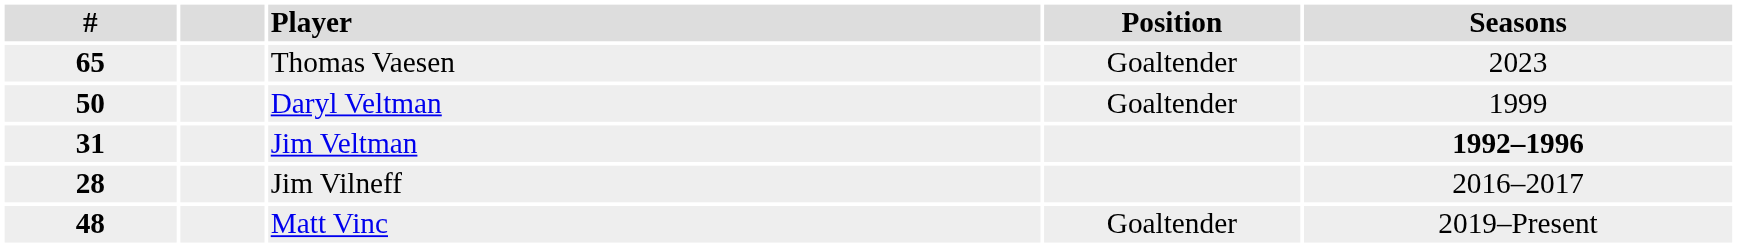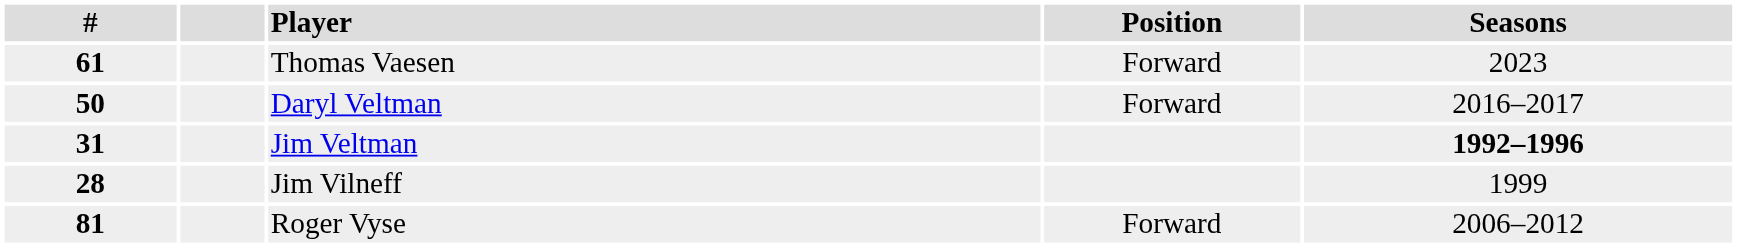(90, 62) 65 -> (90, 62) 61
(1172, 62) Goaltender -> (1172, 62) Forward
(1172, 103) Goaltender -> (1172, 103) Forward
(1518, 103) 1999 -> (1518, 103) 2016–2017
(1518, 183) 2016–2017 -> (1518, 183) 1999
- row: (329, 223)
+ row: (338, 223)
